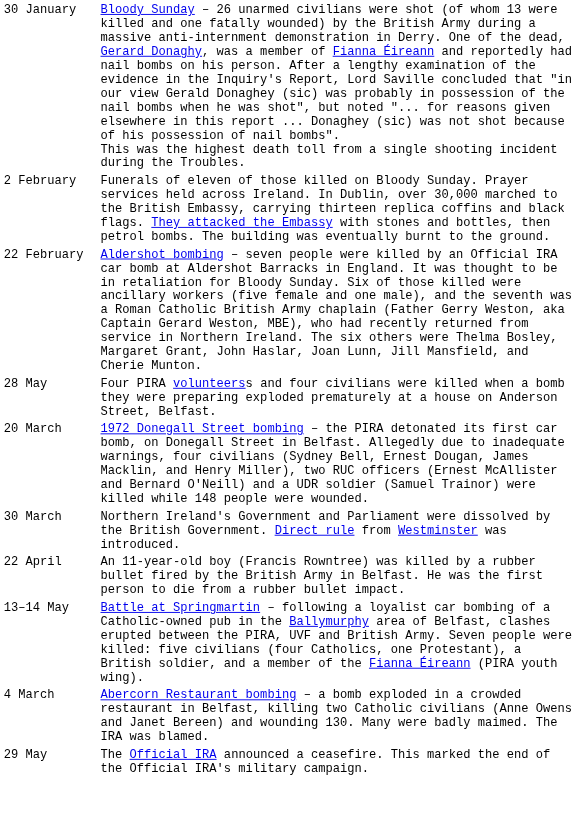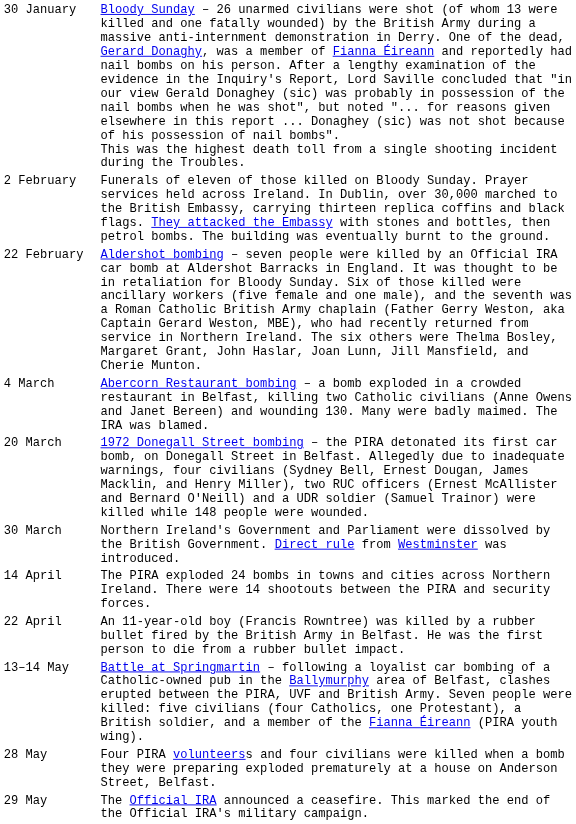rows swapped: (29, 695) <-> (26, 384)
+ row: (33, 576)
